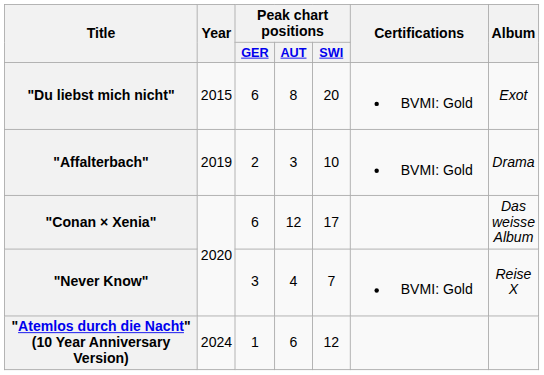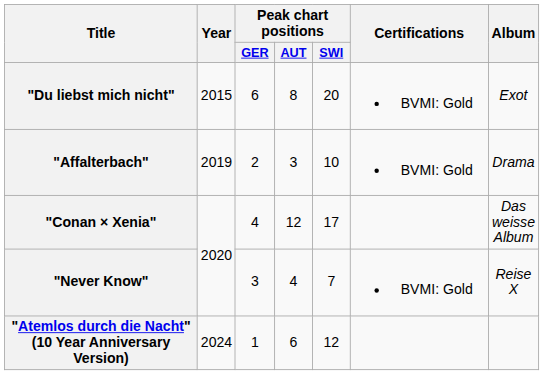(255, 222) 6 -> (255, 222) 4
